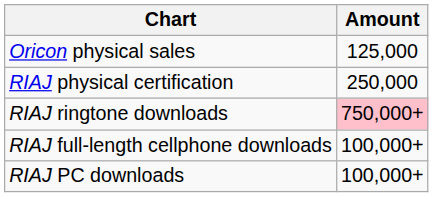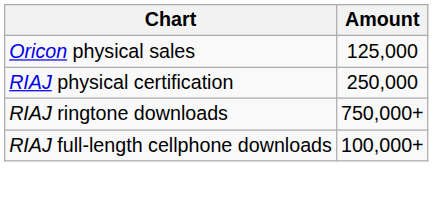(382, 113) pink background -> (382, 113) no background
- row: (97, 176)
